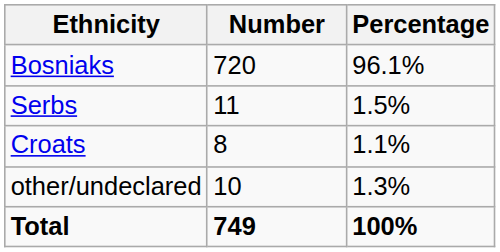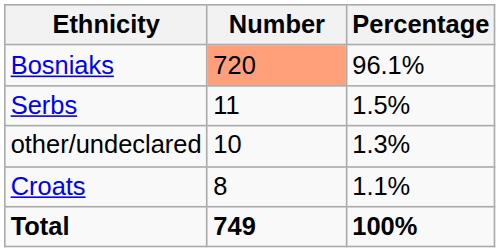(235, 65) no background -> (235, 65) lightsalmon background
rows swapped: (48, 145) <-> (106, 186)
